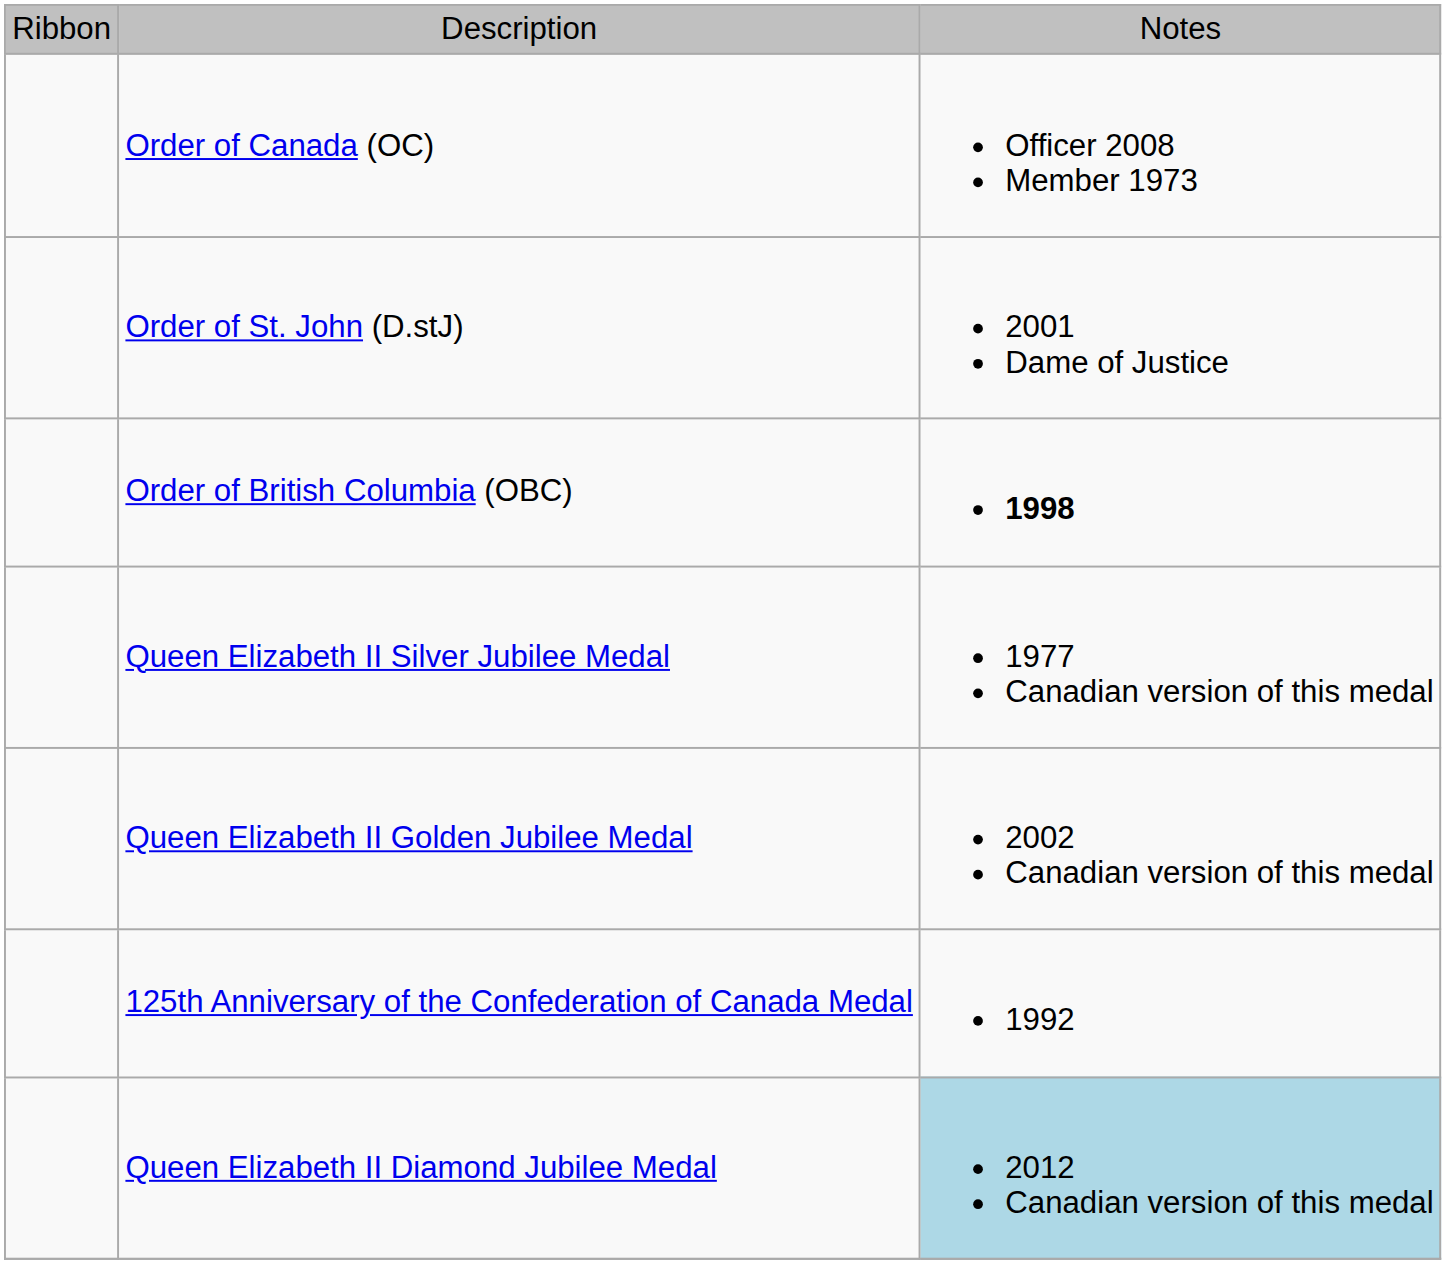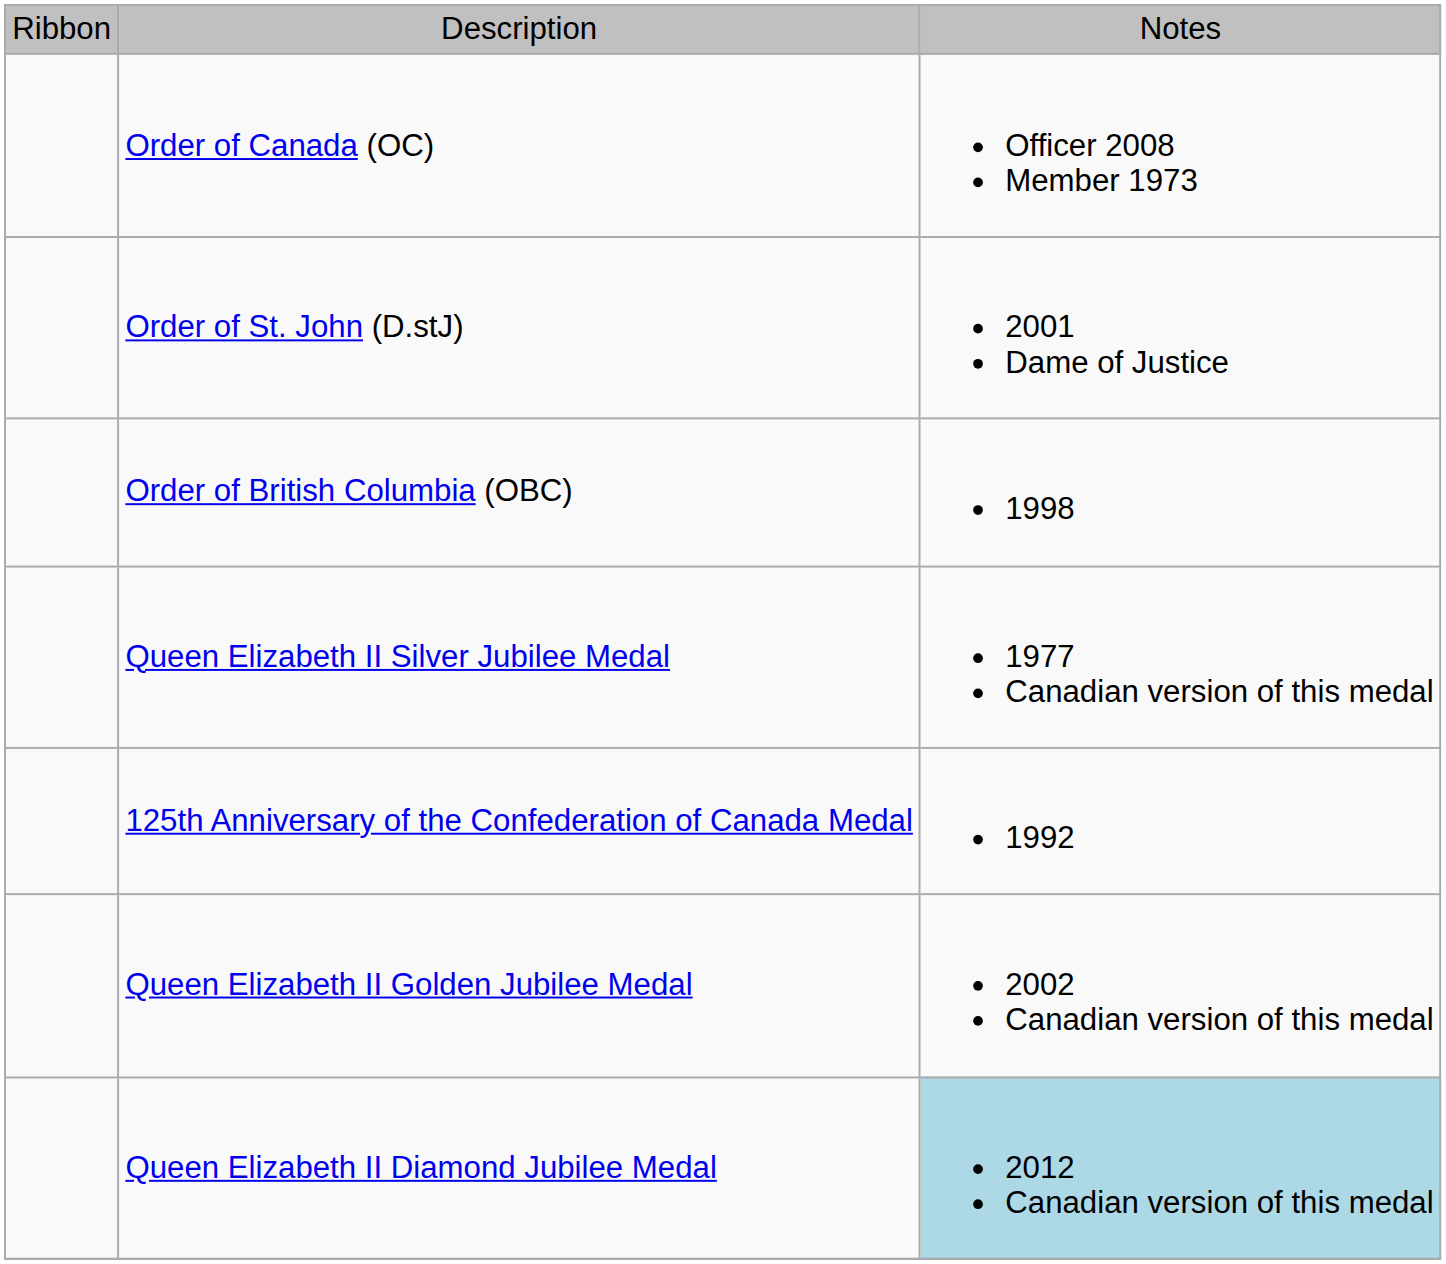(1180, 510) bold -> (1180, 510) normal
rows swapped: (519, 1002) <-> (409, 838)
